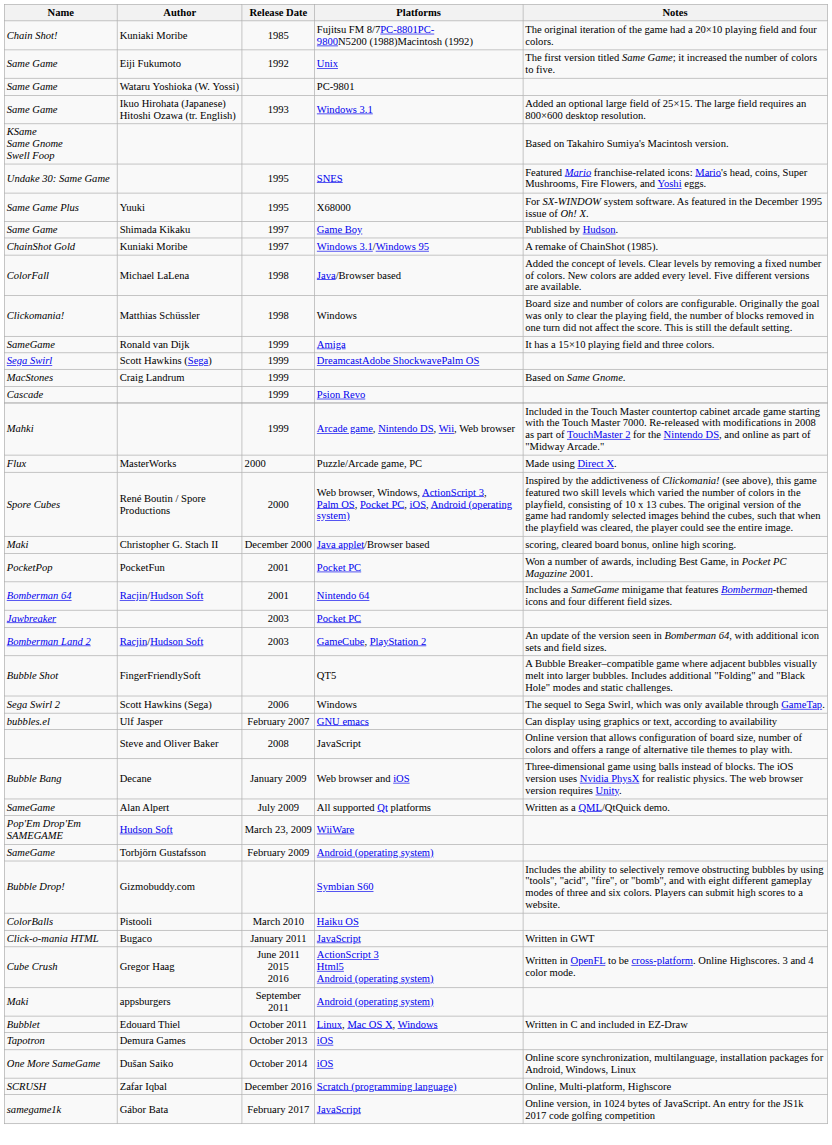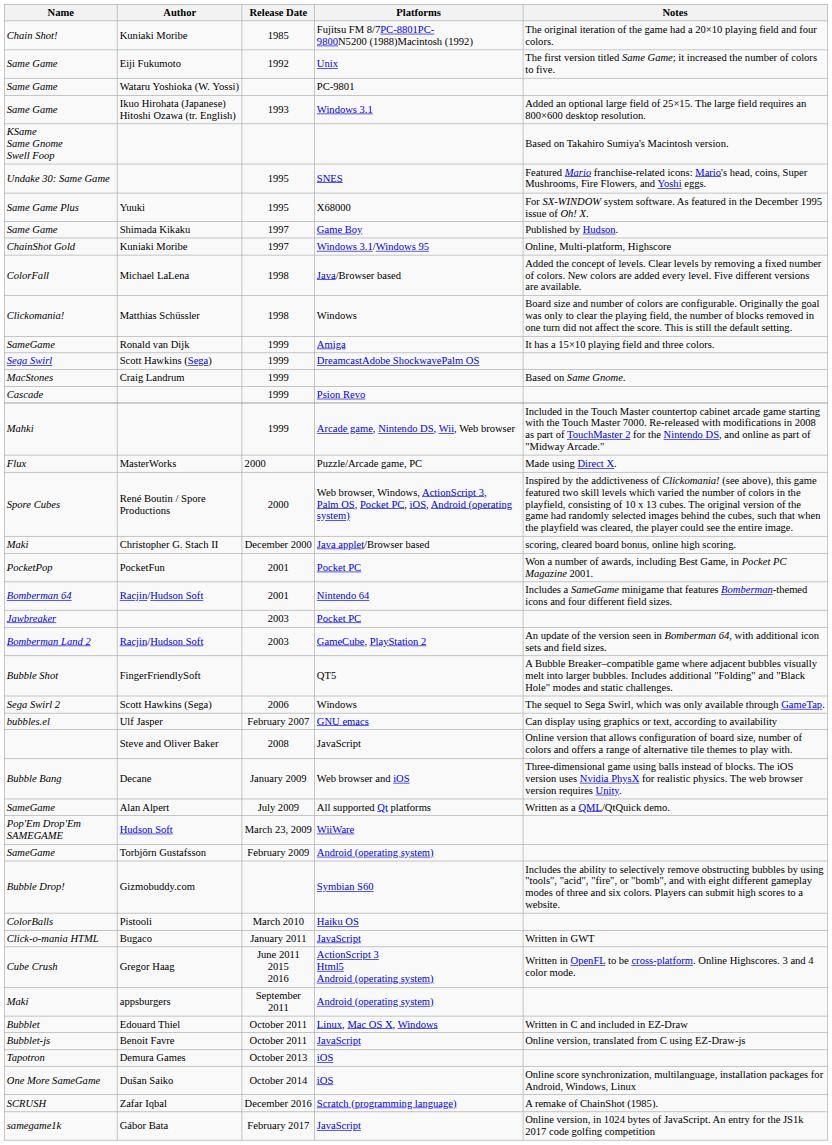(592, 246) A remake of ChainShot (1985). -> (598, 246) Online, Multi-platform, Highscore
+ row: (28, 1041)
(598, 1086) Online, Multi-platform, Highscore -> (592, 1103) A remake of ChainShot (1985).
